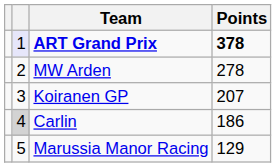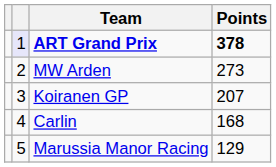(230, 70) 278 -> (230, 70) 273
(21, 122) lightgrey background -> (21, 122) no background
(230, 122) 186 -> (230, 122) 168
